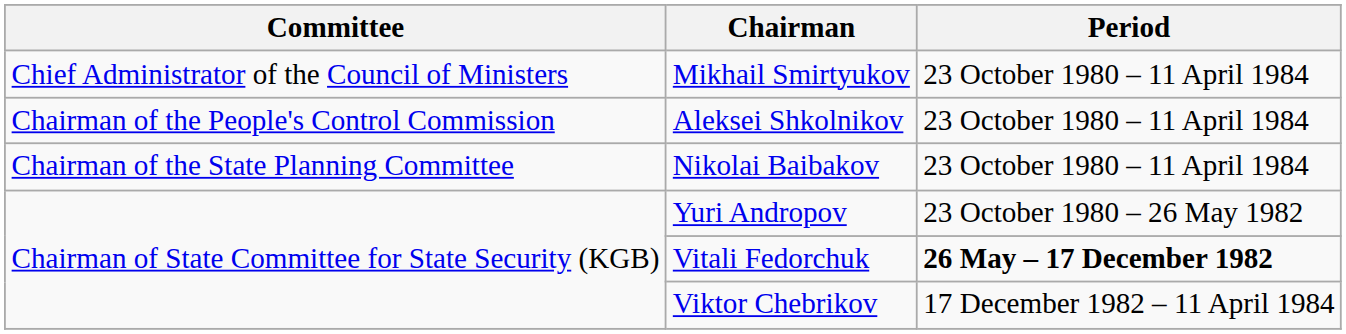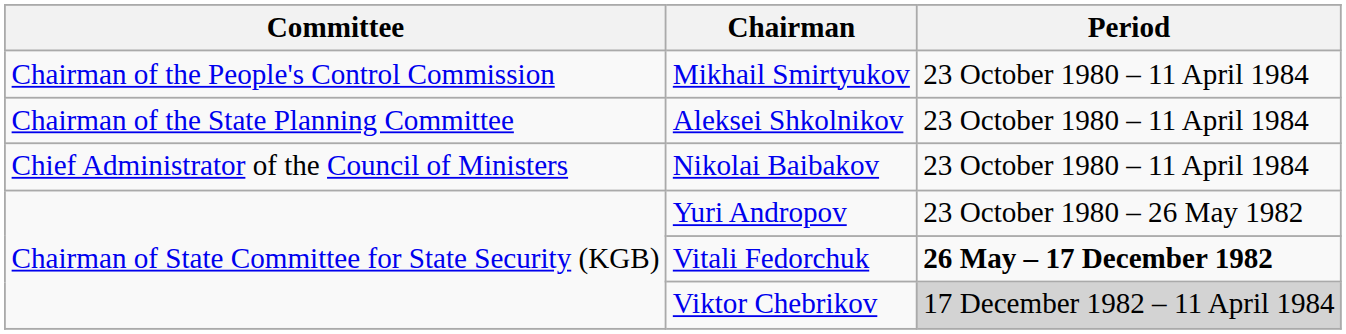(290, 73) Chief Administrator of the Council of Ministers -> (283, 73) Chairman of the People's Control Commission
(283, 119) Chairman of the People's Control Commission -> (263, 119) Chairman of the State Planning Committee
(263, 166) Chairman of the State Planning Committee -> (290, 166) Chief Administrator of the Council of Ministers
(1129, 304) no background -> (1129, 304) lightgrey background
